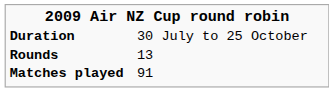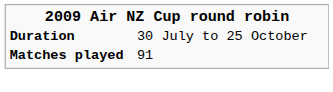- row: (34, 55)
